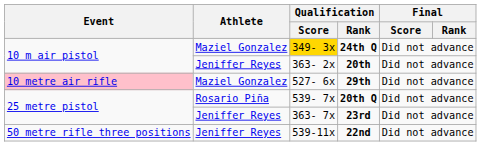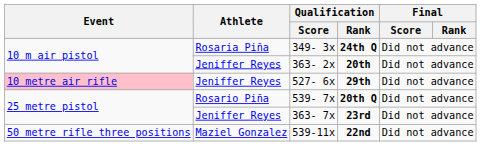(241, 47) Maziel Gonzalez -> (232, 47) Rosaria Piña
(314, 47) gold background -> (314, 47) no background
(241, 81) Maziel Gonzalez -> (238, 81) Jeniffer Reyes
(238, 132) Jeniffer Reyes -> (241, 132) Maziel Gonzalez
